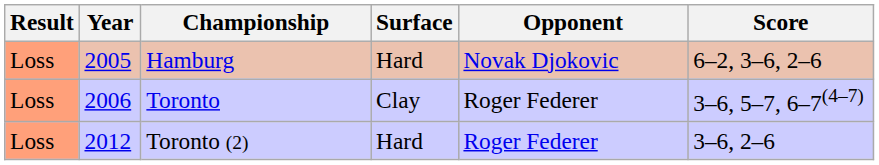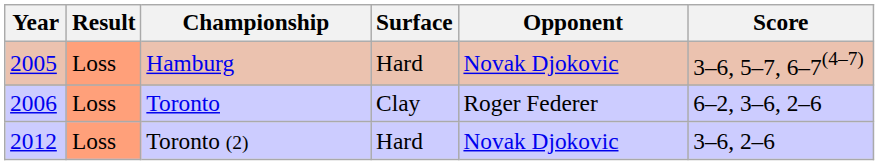columns swapped: (42, 23) <-> (110, 23)
(757, 60) 6–2, 3–6, 2–6 -> (779, 63) 3–6, 5–7, 6–7(4–7)
(779, 100) 3–6, 5–7, 6–7(4–7) -> (757, 103) 6–2, 3–6, 2–6
(531, 140) Roger Federer -> (541, 140) Novak Djokovic
